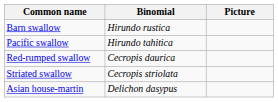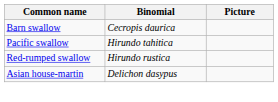(139, 27) Hirundo rustica -> (141, 27) Cecropis daurica
(141, 58) Cecropis daurica -> (139, 58) Hirundo rustica
- row: (39, 74)
